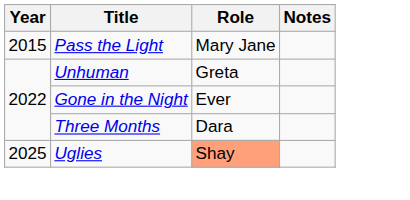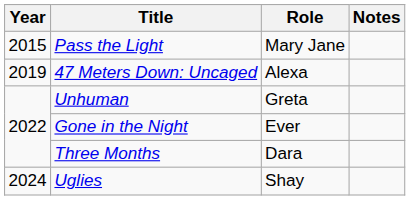+ row: (156, 72)
(28, 153) 2025 -> (28, 180) 2024
(215, 153) lightsalmon background -> (285, 180) no background
